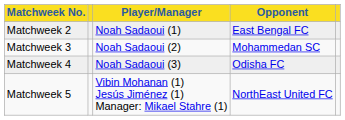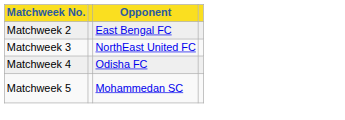- column: (161, 13)
(276, 47) Mohammedan SC -> (146, 47) NorthEast United FC
(283, 94) NorthEast United FC -> (139, 88) Mohammedan SC
